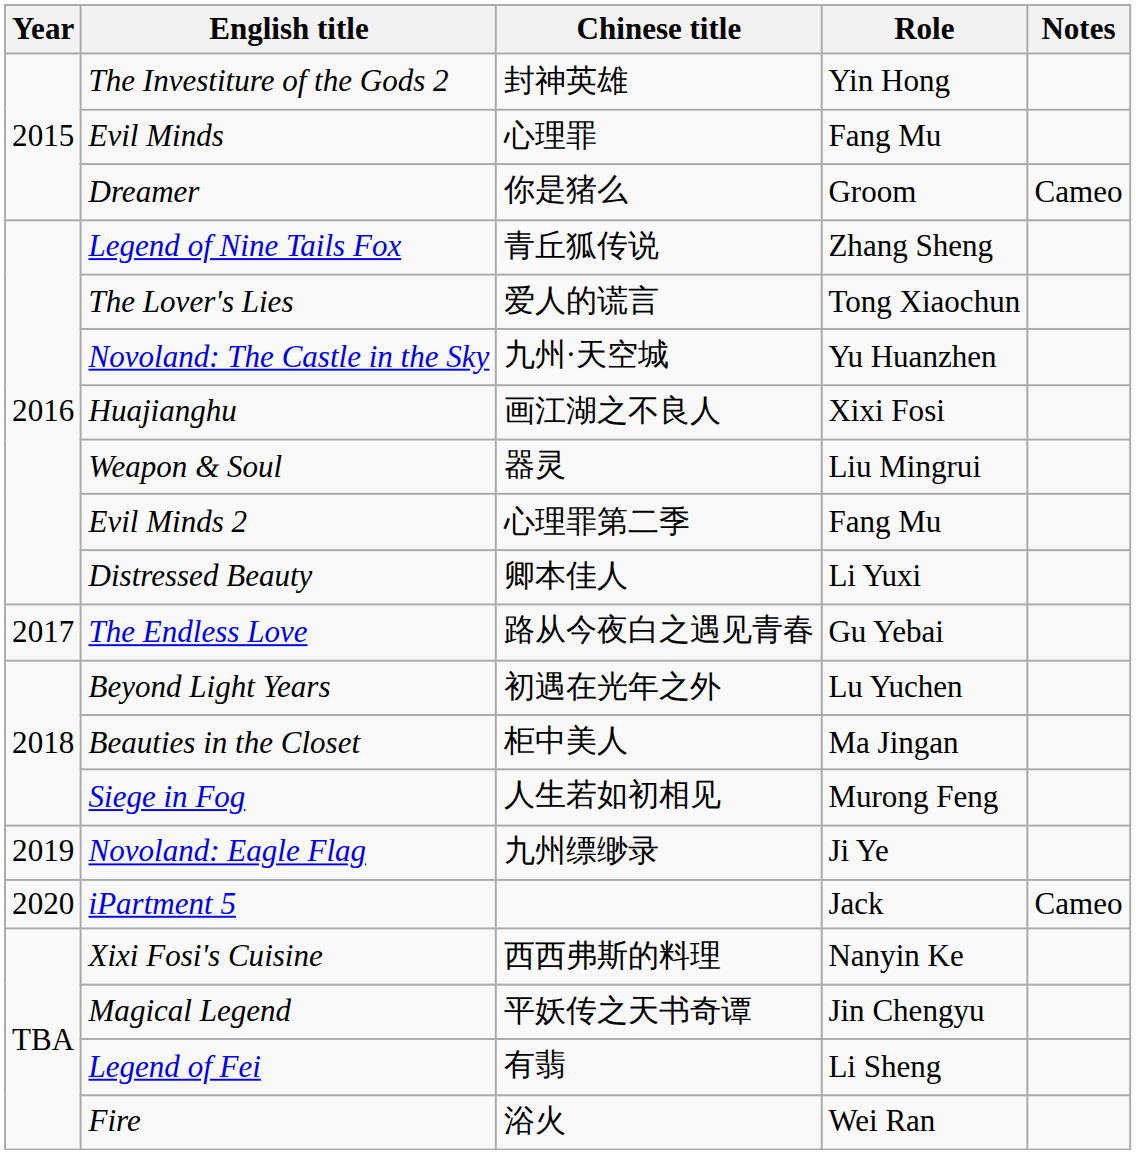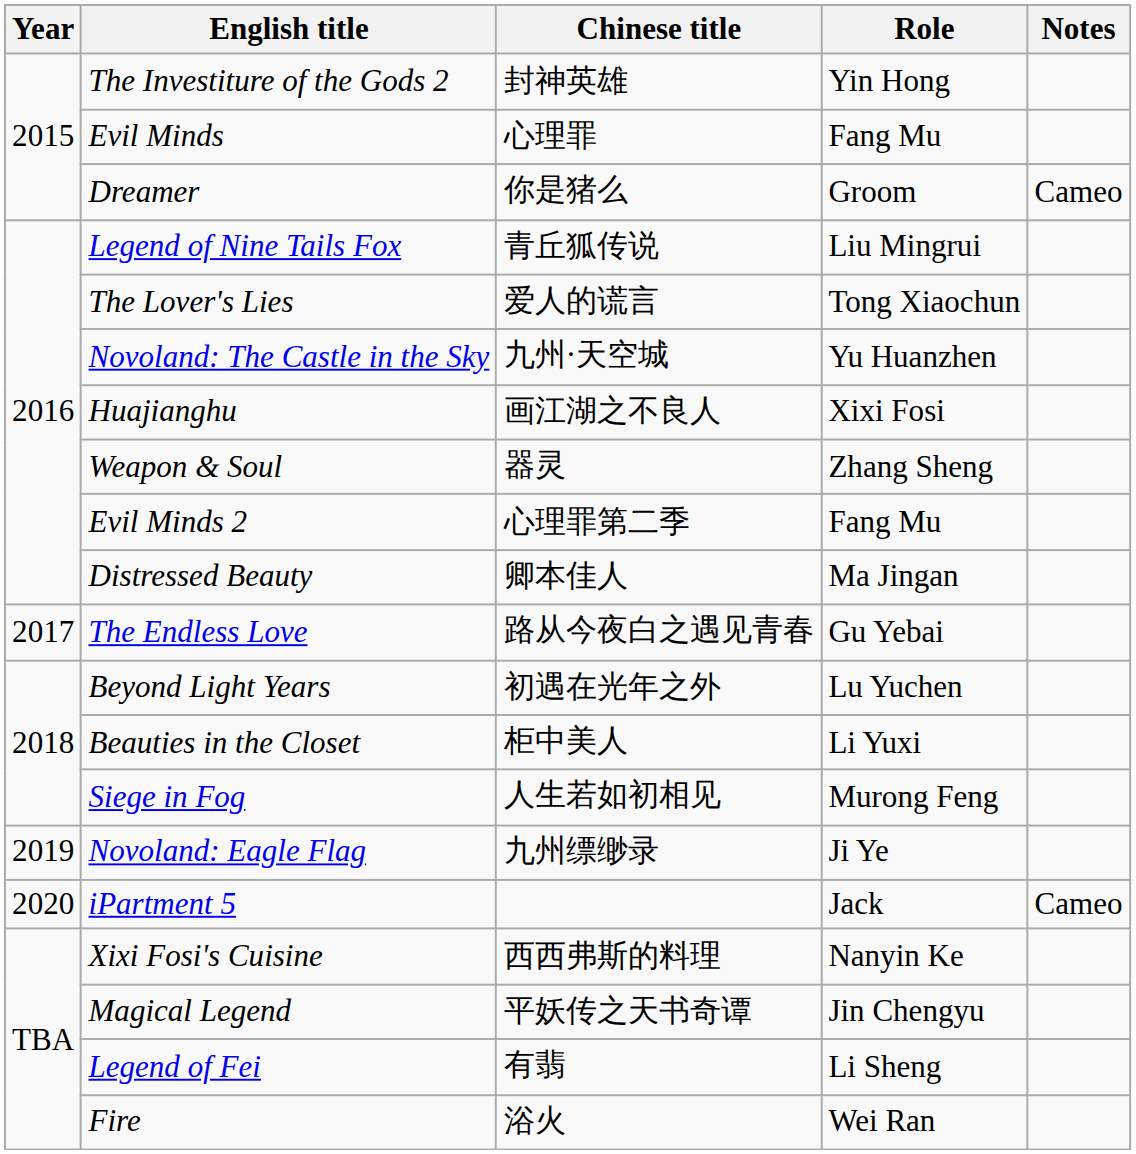(911, 246) Zhang Sheng -> (905, 246) Liu Mingrui
(905, 466) Liu Mingrui -> (911, 466) Zhang Sheng
(875, 576) Li Yuxi -> (894, 576) Ma Jingan
(894, 741) Ma Jingan -> (875, 741) Li Yuxi
